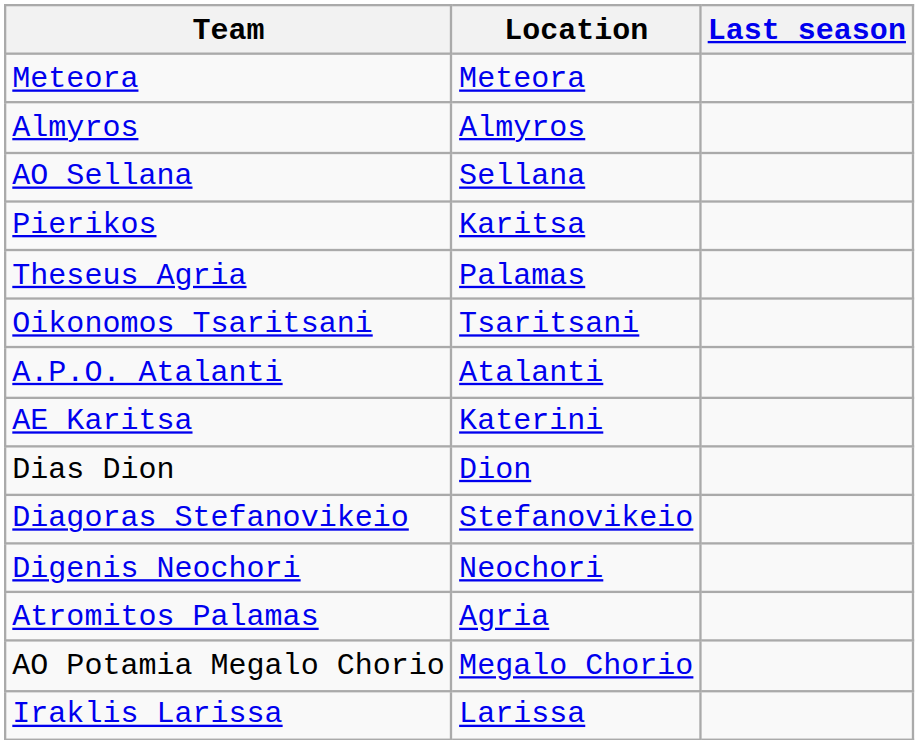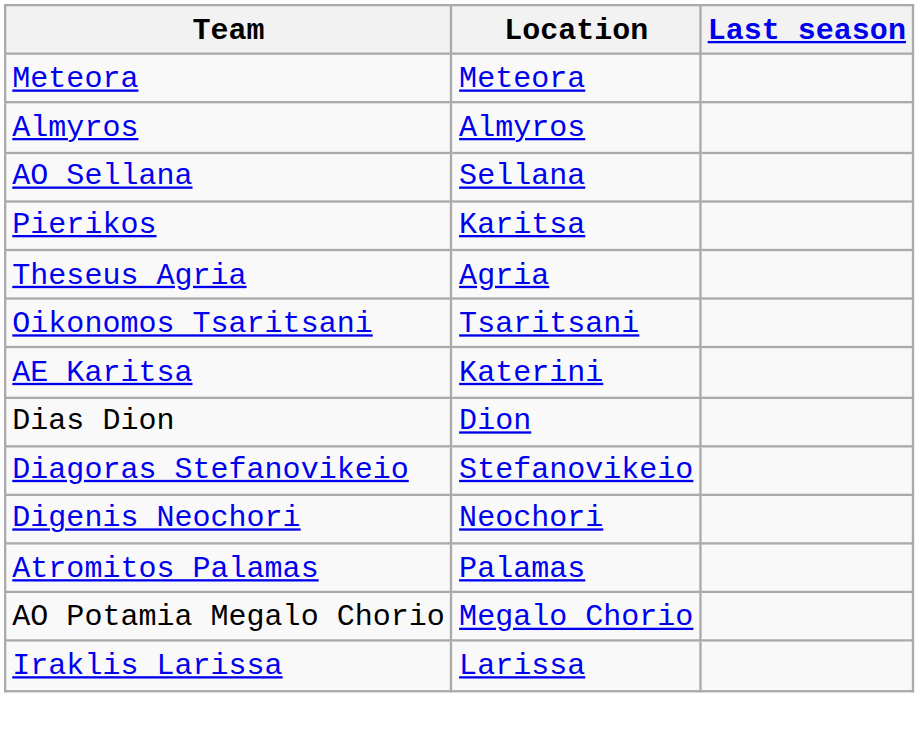(522, 274) Palamas -> (504, 274) Agria
- row: (147, 372)
(504, 617) Agria -> (522, 568) Palamas
